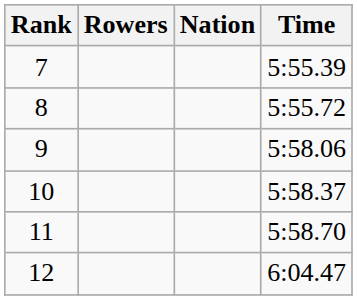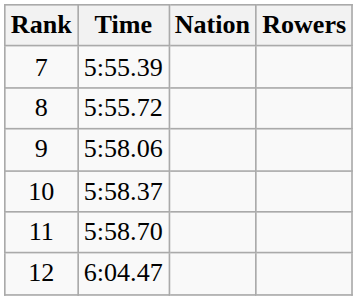columns swapped: (126, 25) <-> (307, 25)
